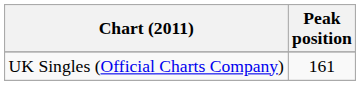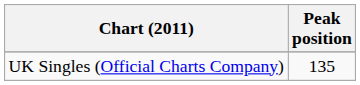(322, 66) 161 -> (322, 66) 135
